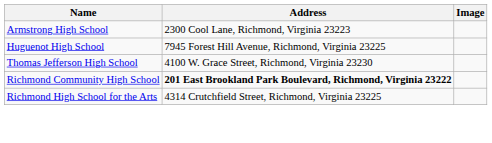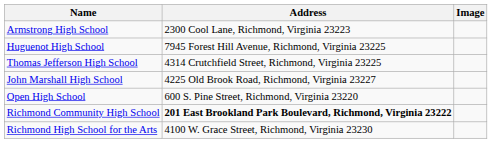(269, 63) 4100 W. Grace Street, Richmond, Virginia 23230 -> (273, 63) 4314 Crutchfield Street, Richmond, Virginia 23225
+ row: (65, 79)
+ row: (46, 96)
(273, 96) 4314 Crutchfield Street, Richmond, Virginia 23225 -> (269, 130) 4100 W. Grace Street, Richmond, Virginia 23230
